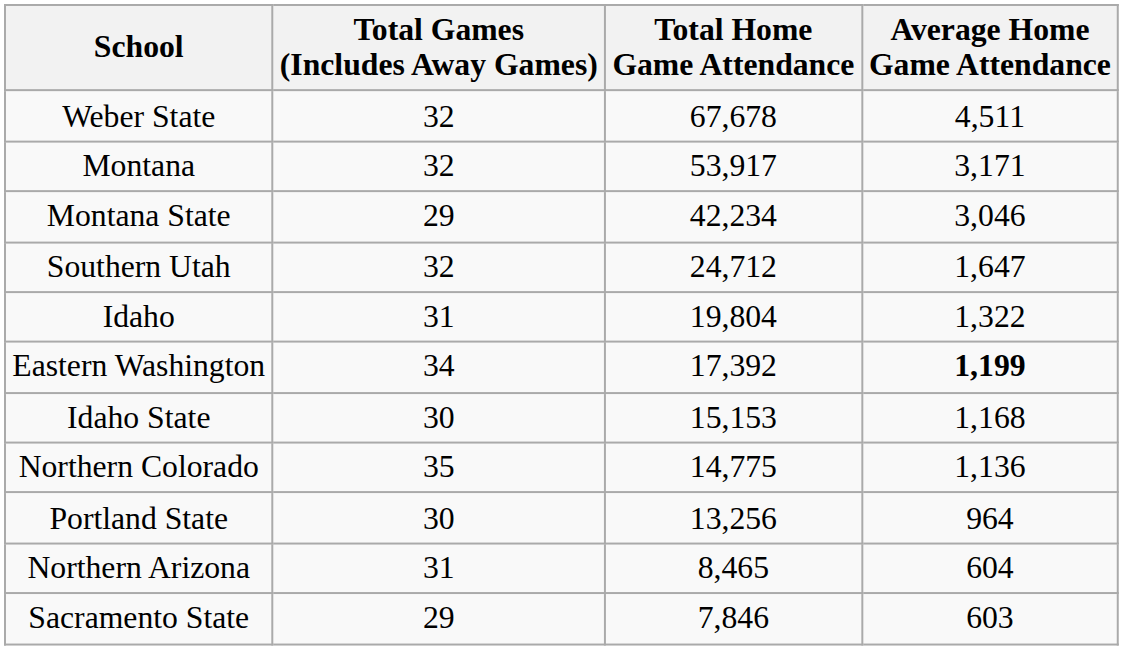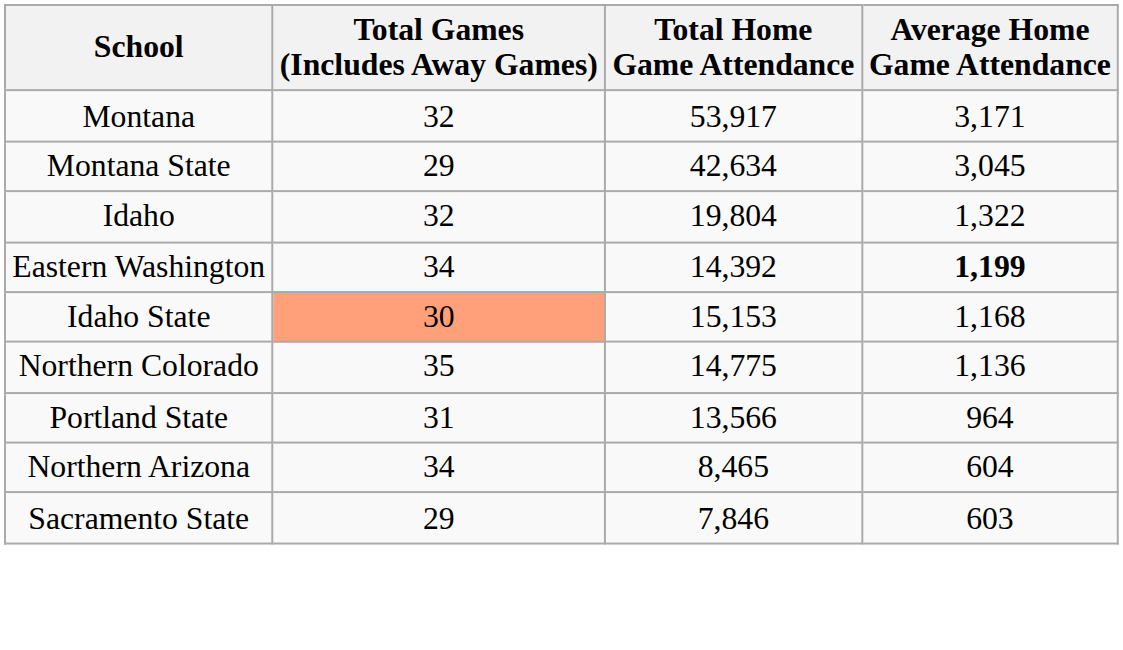- row: (139, 115)
(733, 215) 42,234 -> (733, 165) 42,634
(990, 215) 3,046 -> (990, 165) 3,045
- row: (139, 266)
(439, 316) 31 -> (439, 215) 32
(733, 366) 17,392 -> (733, 266) 14,392
(439, 416) no background -> (439, 316) lightsalmon background
(439, 517) 30 -> (439, 416) 31
(733, 517) 13,256 -> (733, 416) 13,566
(439, 567) 31 -> (439, 467) 34
